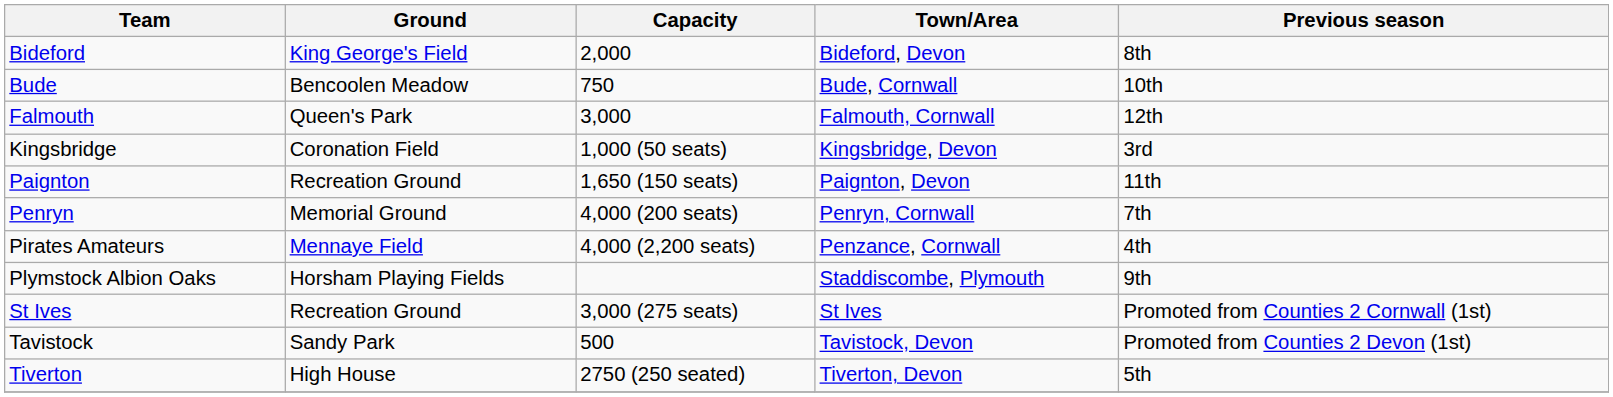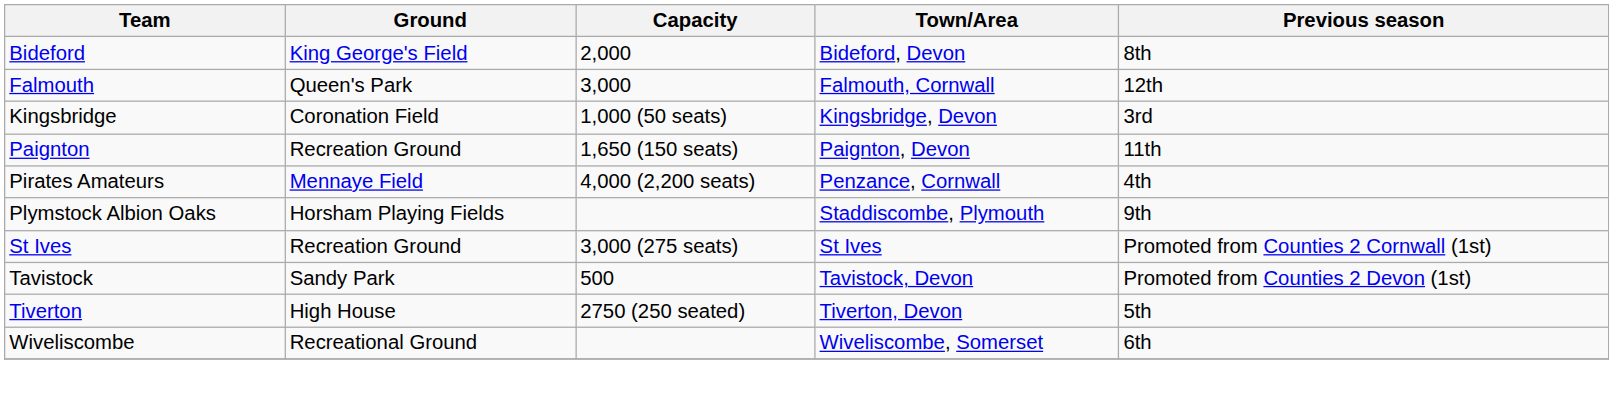- row: (33, 85)
- row: (42, 213)
+ row: (72, 342)
